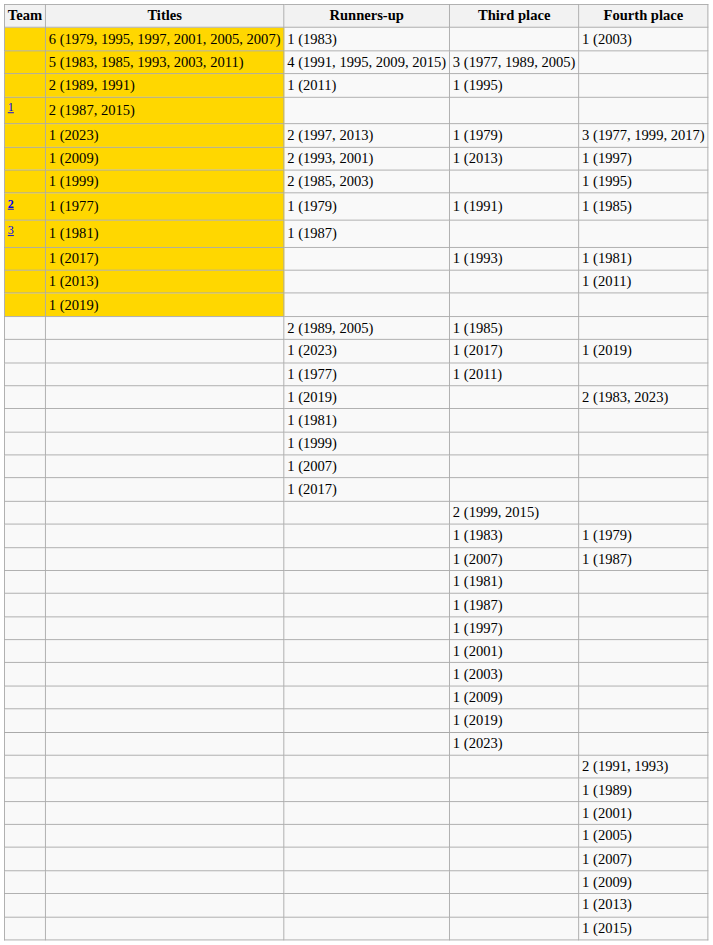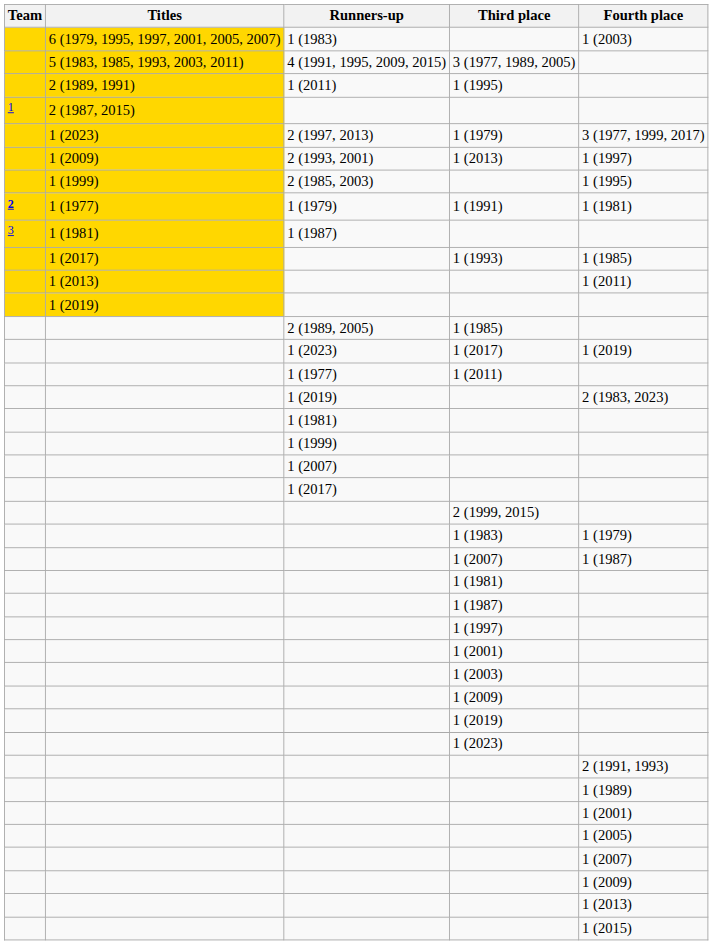(607, 206) 1 (1985) -> (607, 206) 1 (1981)
(607, 258) 1 (1981) -> (607, 258) 1 (1985)
